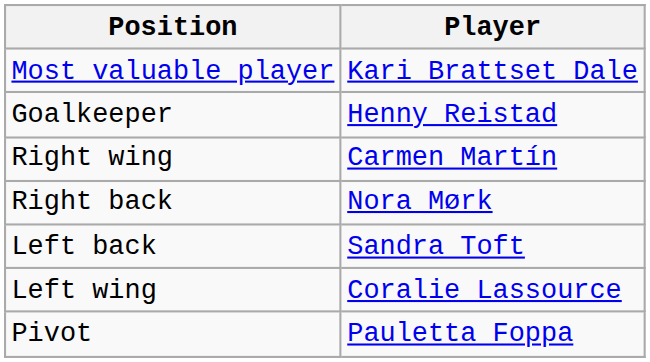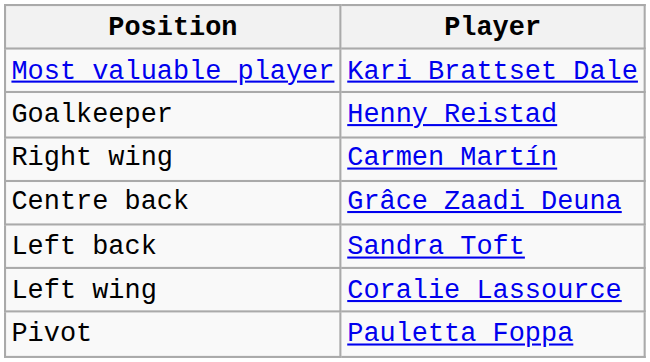- row: (92, 202)
+ row: (100, 202)
